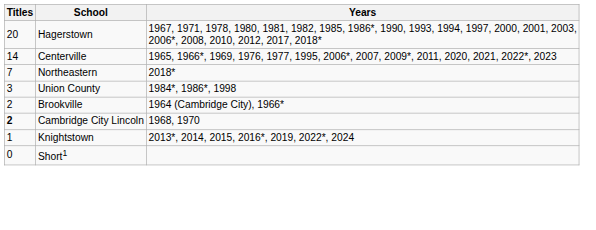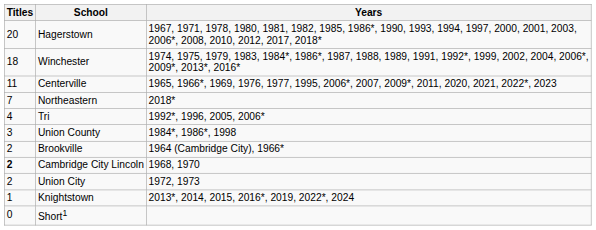+ row: (64, 62)
(12, 56) 14 -> (12, 84) 11
+ row: (44, 116)
+ row: (62, 181)
